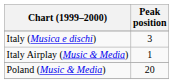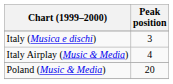(150, 54) 1 -> (150, 54) 4
